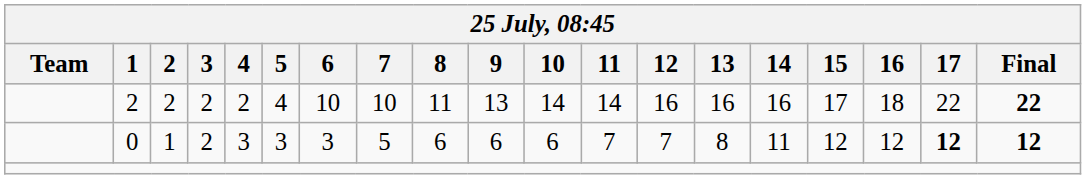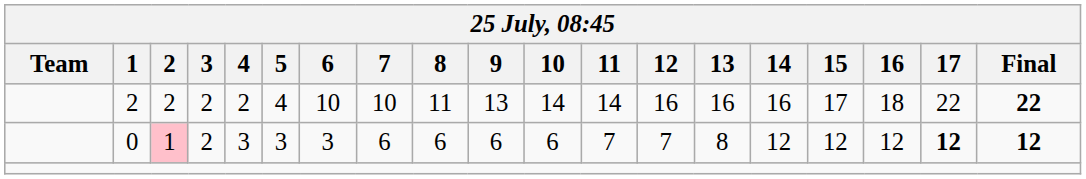(169, 142) no background -> (169, 142) pink background
(384, 142) 5 -> (384, 142) 6
(779, 142) 11 -> (779, 142) 12
